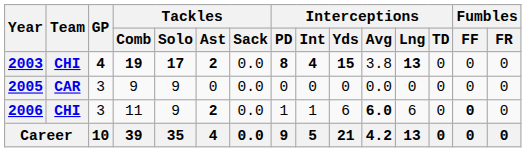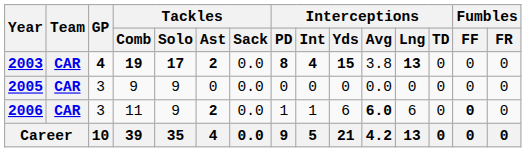(67, 64) CHI -> (67, 64) CAR
(67, 111) CHI -> (67, 111) CAR
